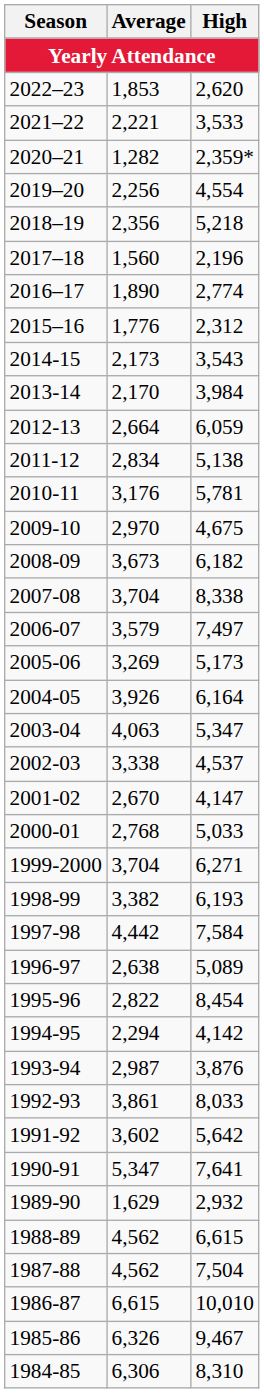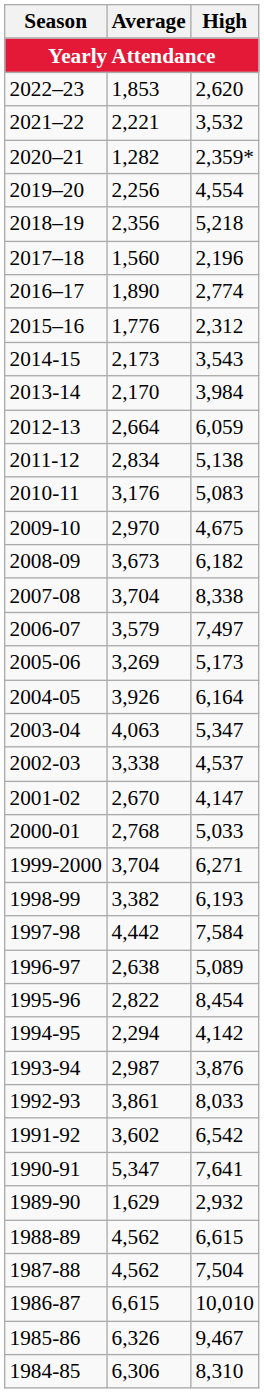(219, 122) 3,533 -> (219, 122) 3,532
(219, 493) 5,781 -> (219, 493) 5,083
(219, 1135) 5,642 -> (219, 1135) 6,542
